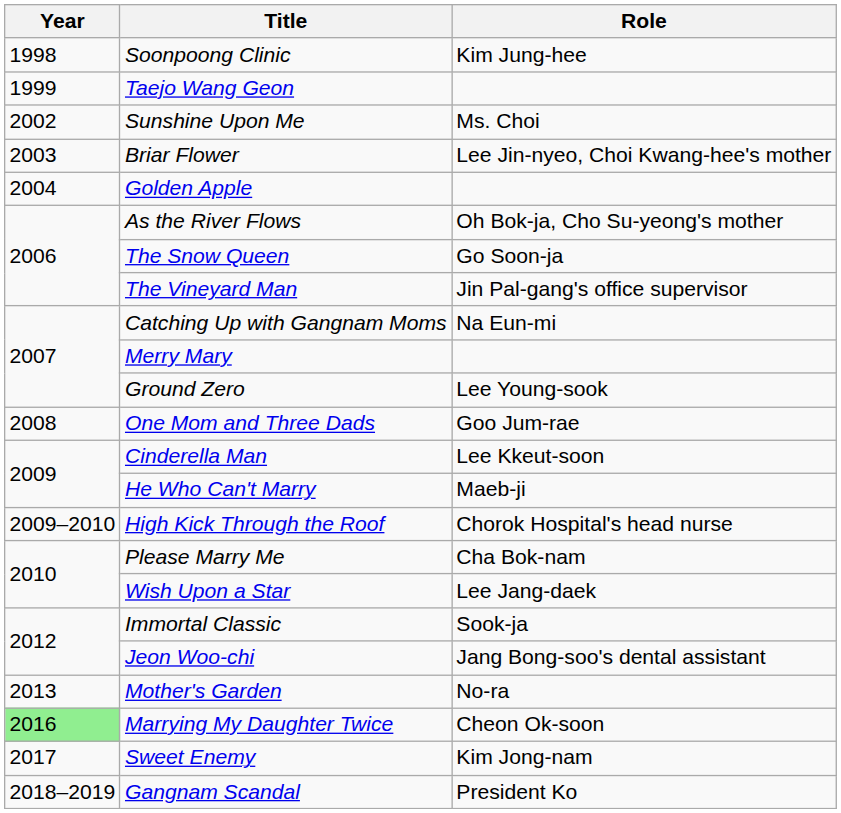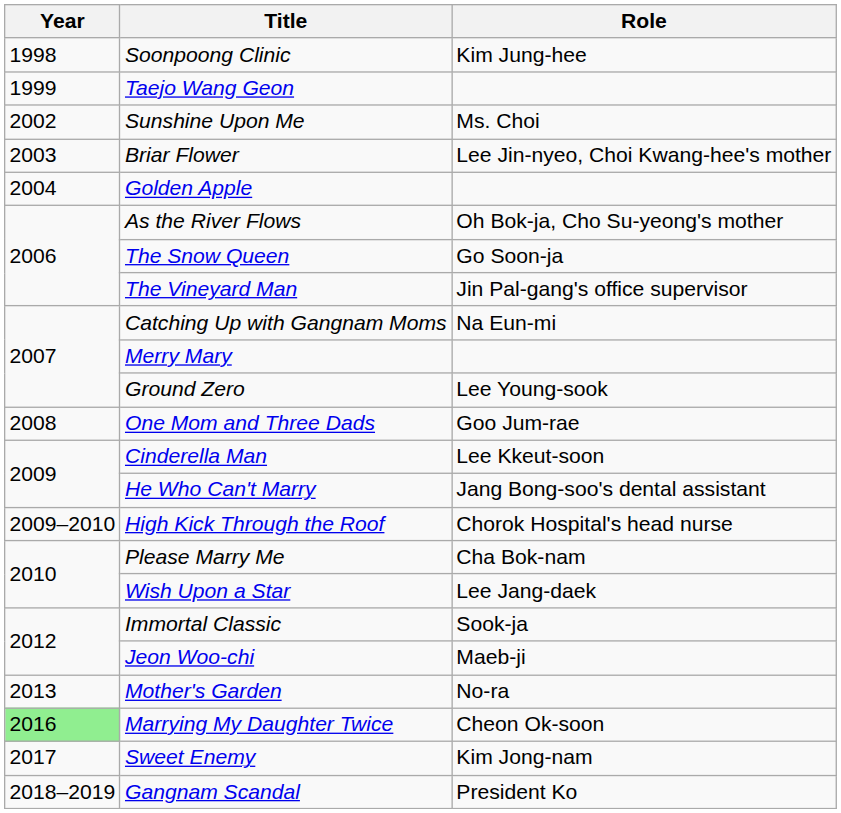(491, 490) Maeb-ji -> (611, 490) Jang Bong-soo's dental assistant
(611, 657) Jang Bong-soo's dental assistant -> (491, 657) Maeb-ji
